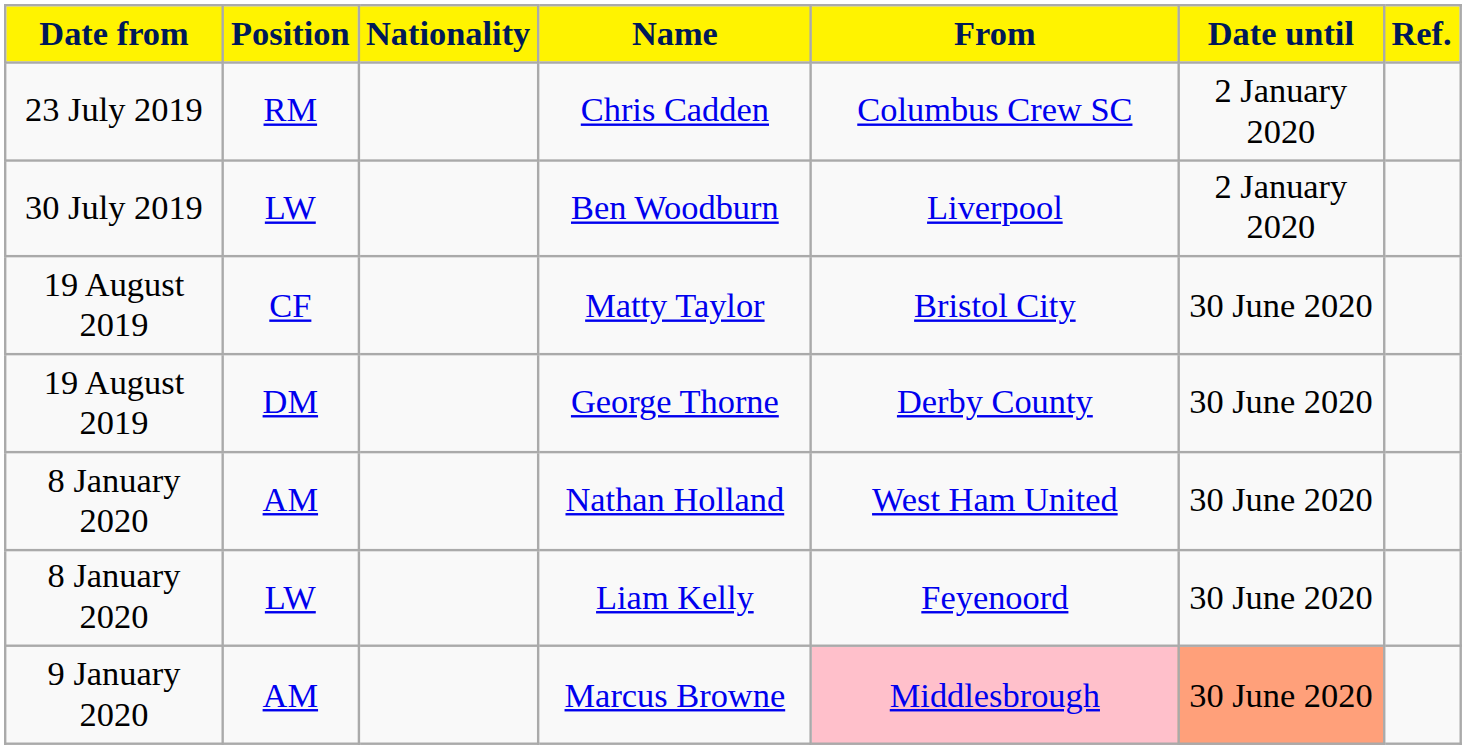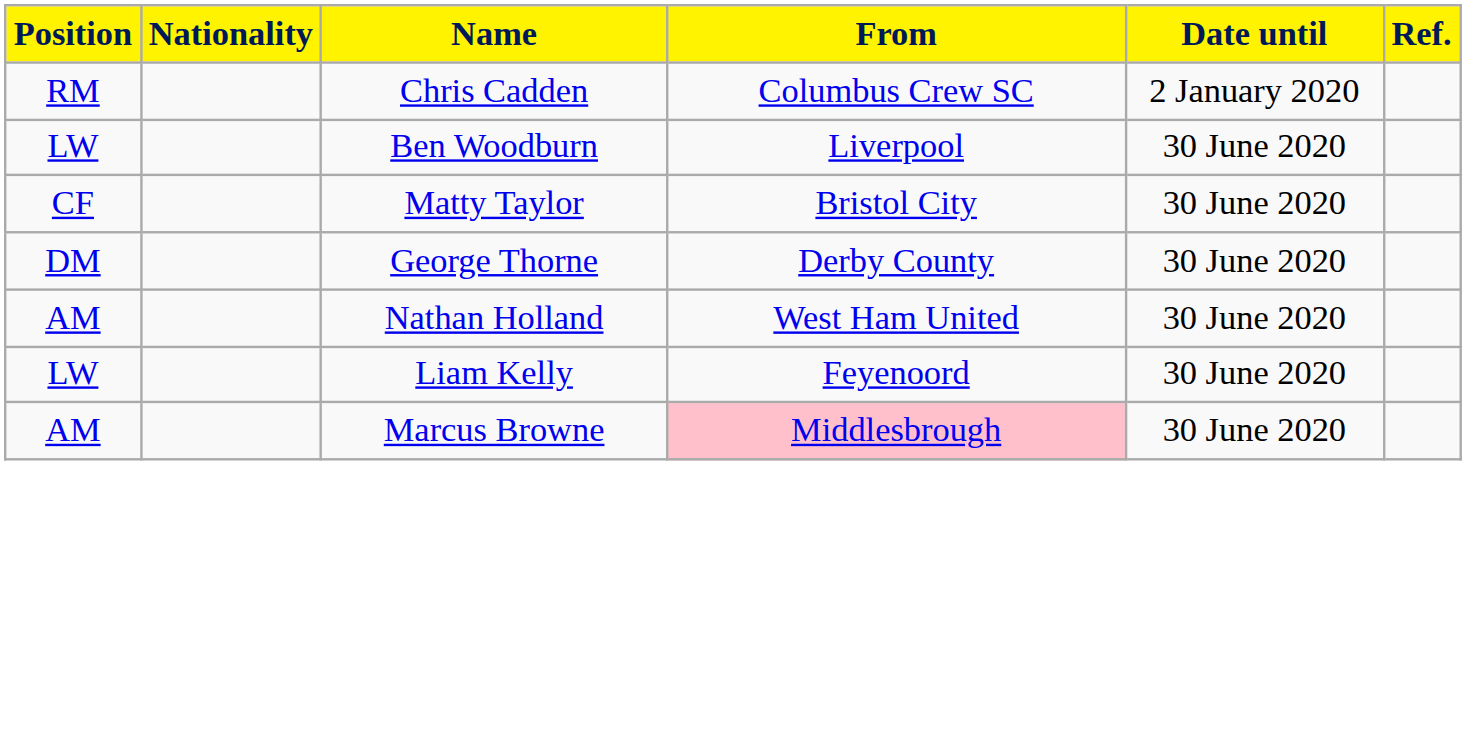- column: (114, 33)
(1281, 207) 2 January 2020 -> (1254, 146) 30 June 2020
(1281, 694) lightsalmon background -> (1254, 430) no background
